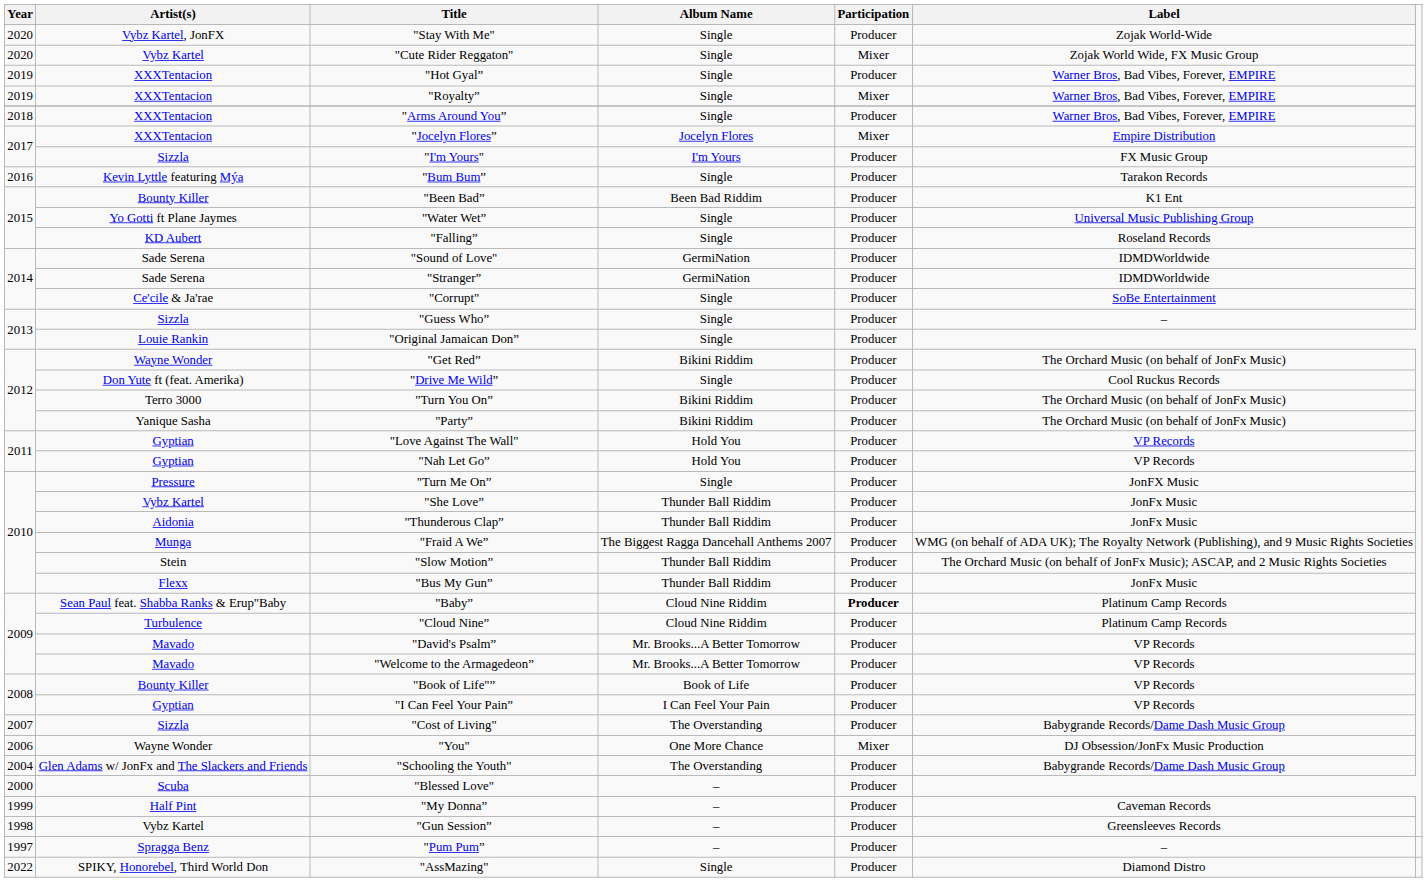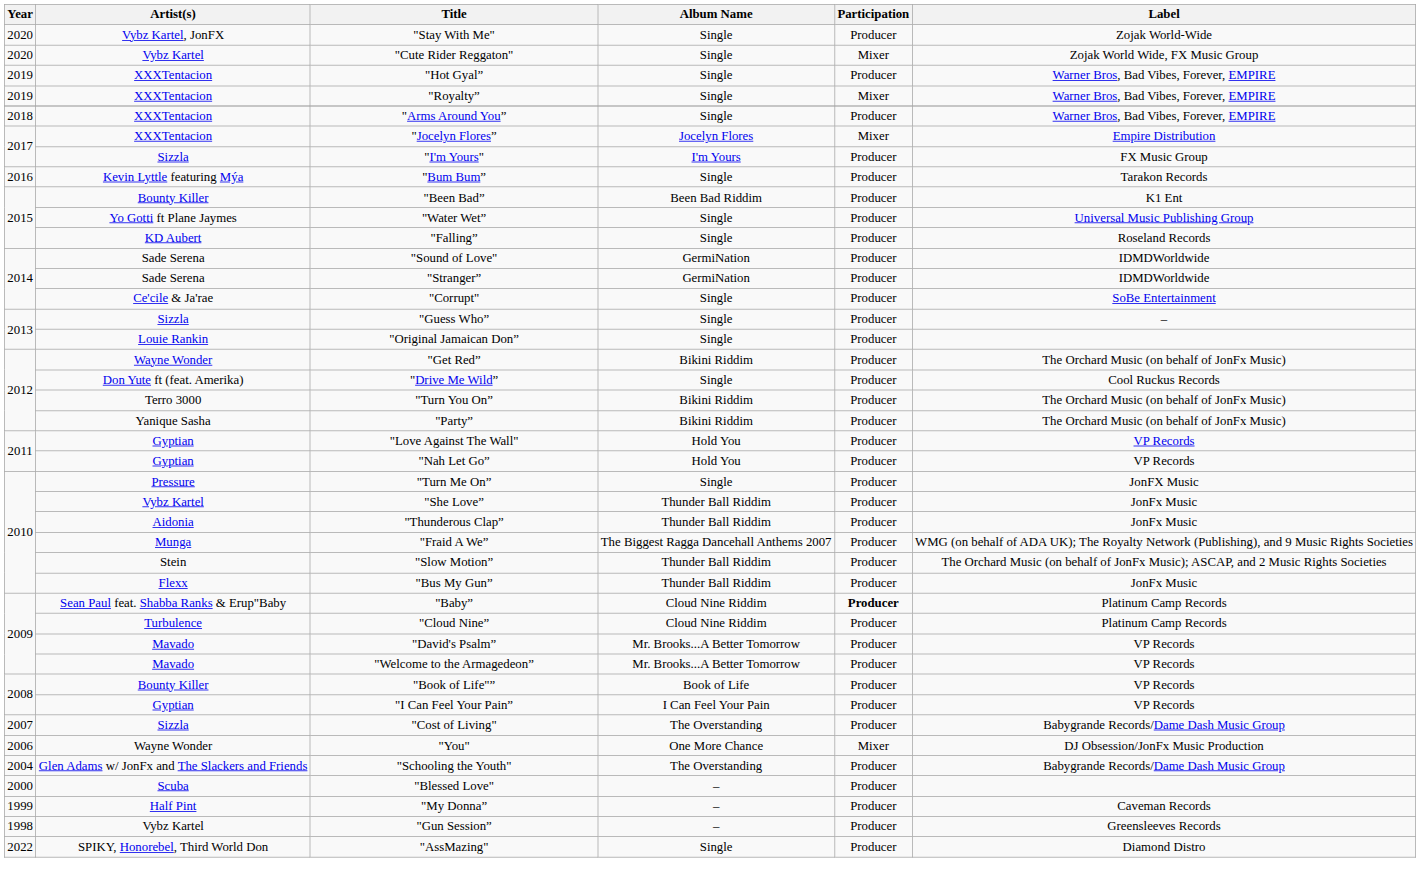- row: (454, 846)
